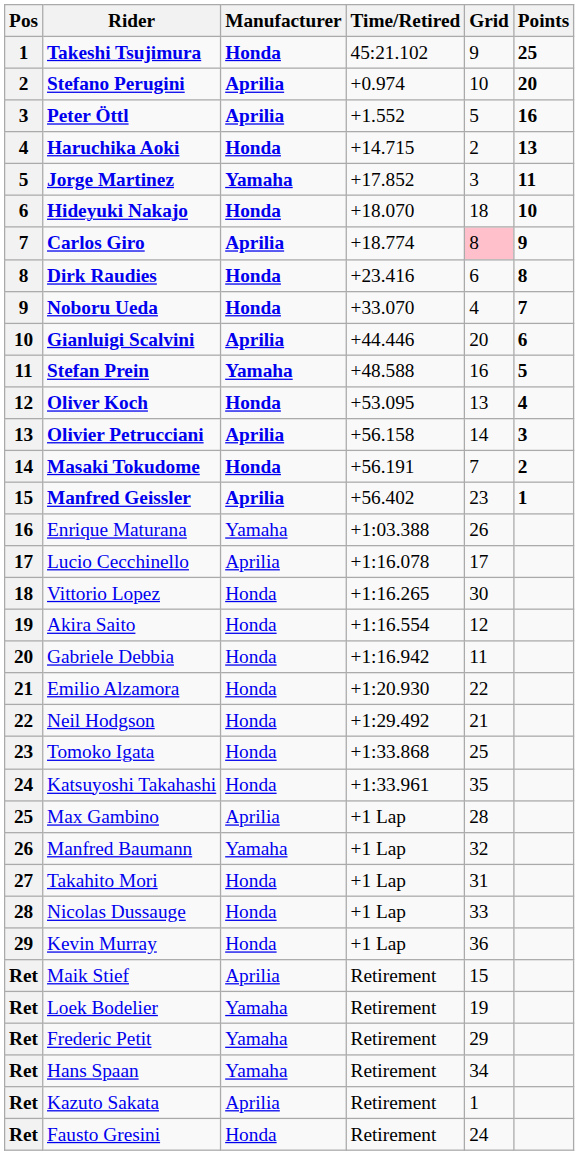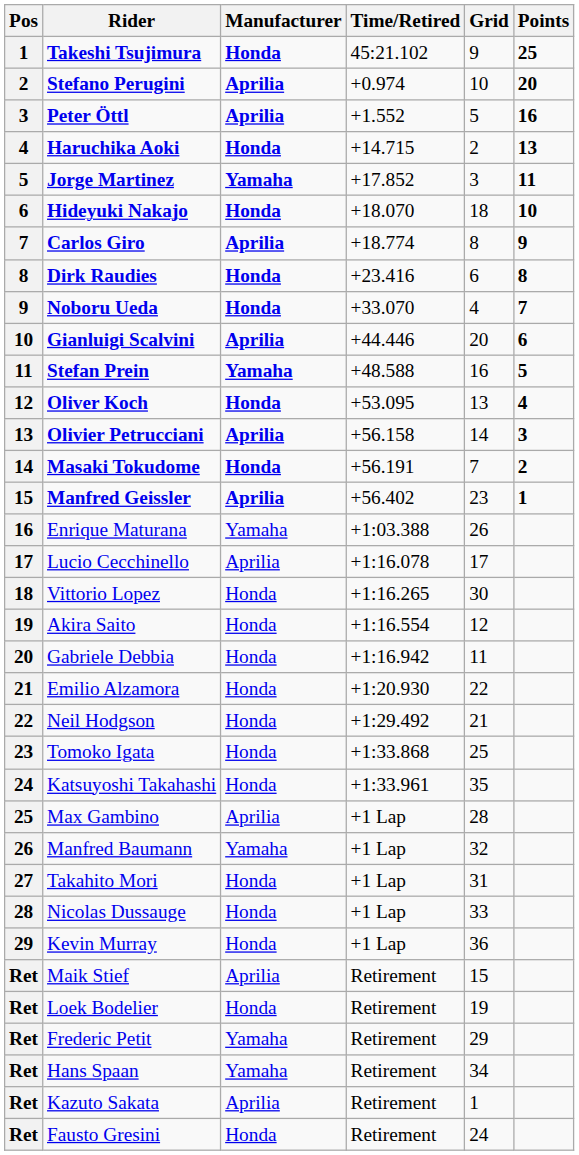(474, 243) pink background -> (474, 243) no background
(256, 1007) Yamaha -> (251, 1007) Honda
